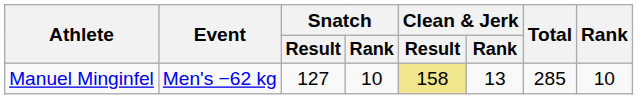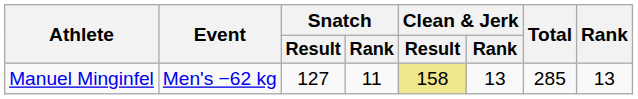(372, 79) 10 -> (372, 79) 11
(604, 79) 10 -> (604, 79) 13
